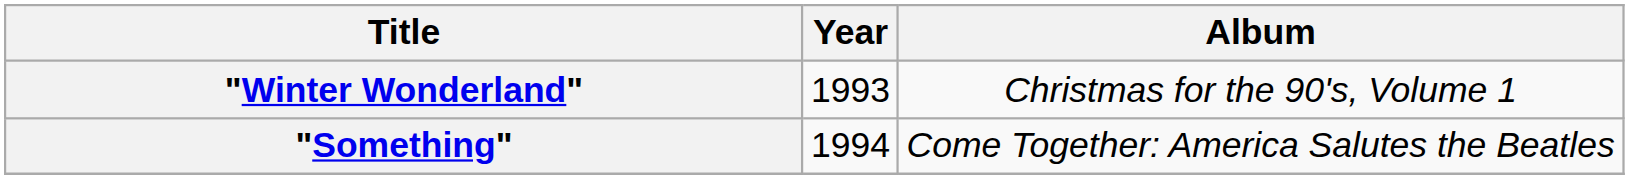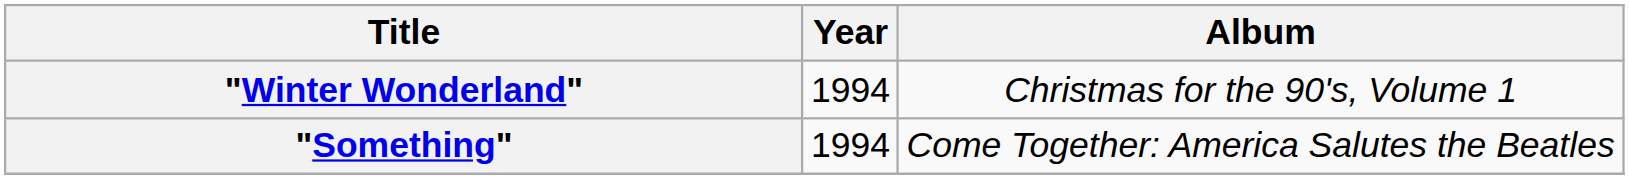(851, 88) 1993 -> (851, 88) 1994
